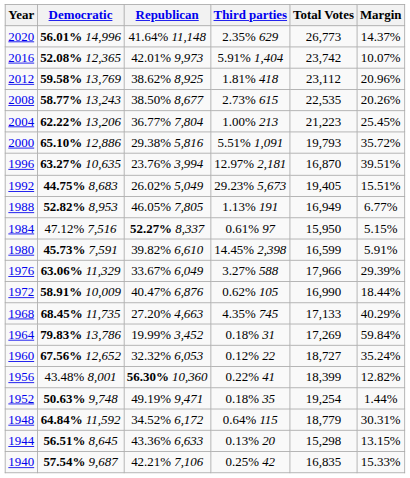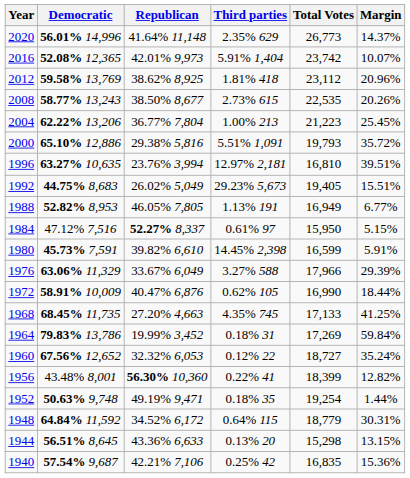(323, 164) 16,870 -> (323, 164) 16,810
(381, 313) 40.29% -> (381, 313) 41.25%
(381, 462) 15.33% -> (381, 462) 15.36%
